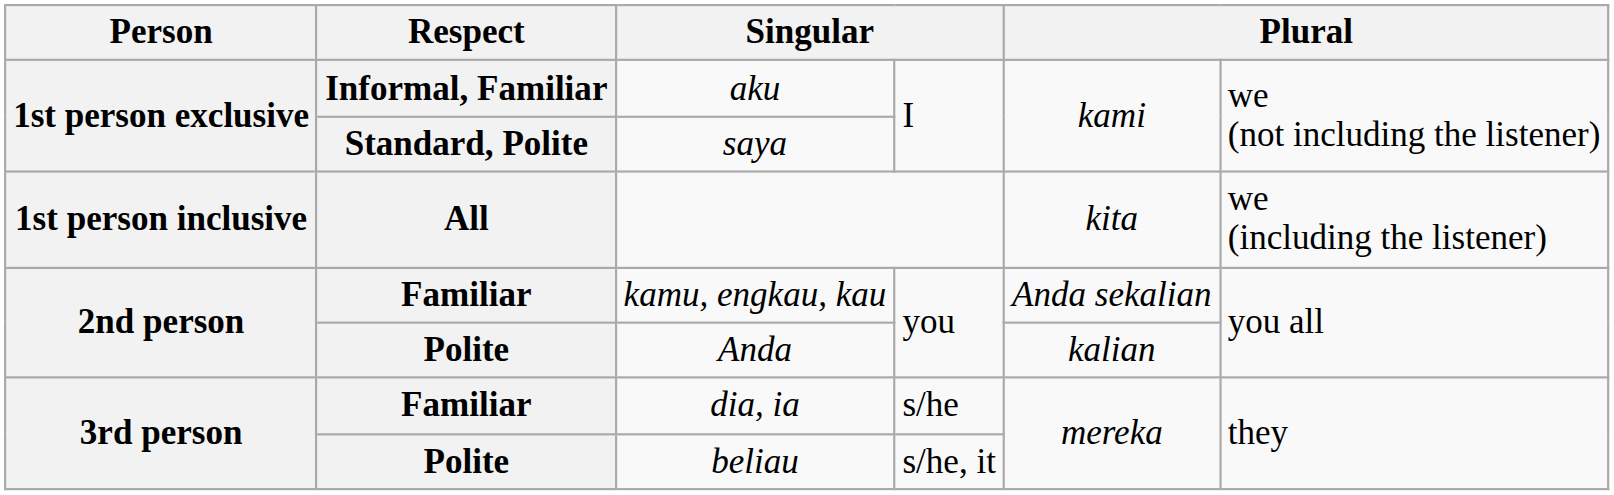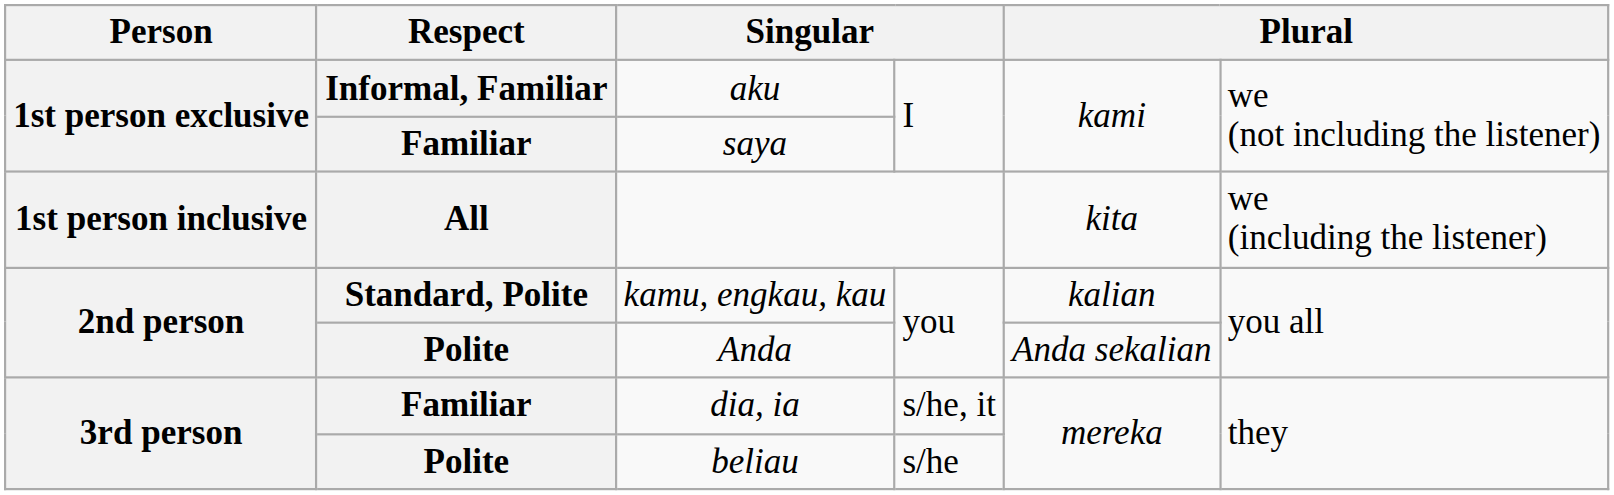(466, 143) Standard, Polite -> (466, 143) Familiar
(466, 293) Familiar -> (466, 293) Standard, Polite
(1112, 293) Anda sekalian -> (1112, 293) kalian
(1112, 349) kalian -> (1112, 349) Anda sekalian
(931, 405) s/he -> (949, 405) s/he, it
(949, 460) s/he, it -> (931, 460) s/he
